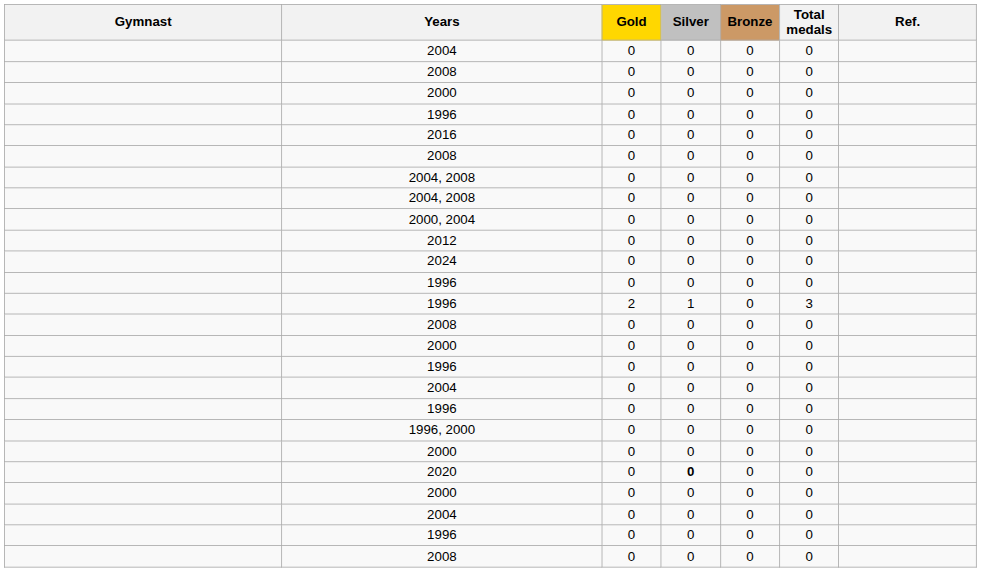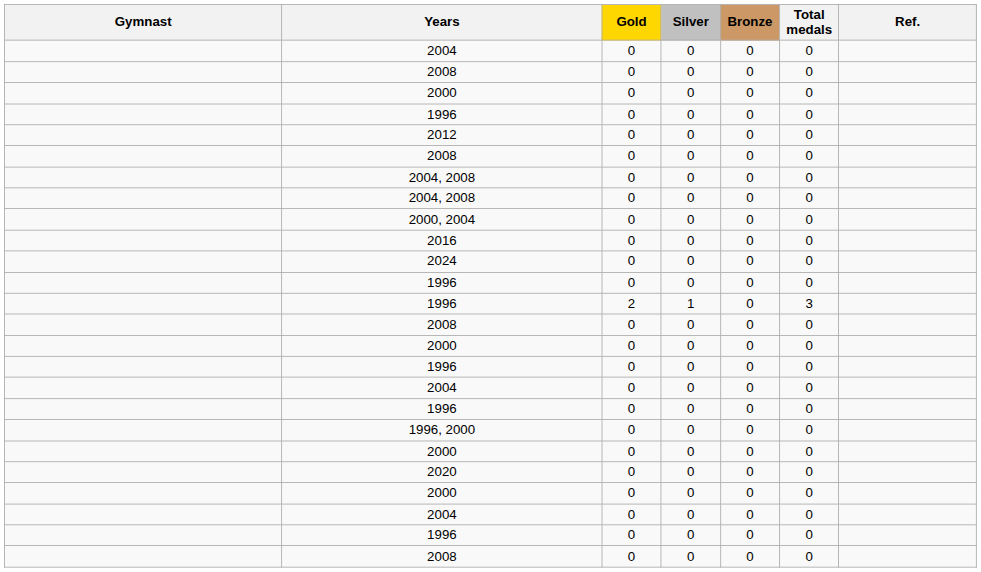rows swapped: (442, 240) <-> (442, 135)
(691, 472) bold -> (691, 472) normal
